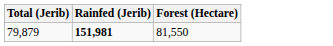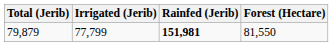+ column: (116, 13)
